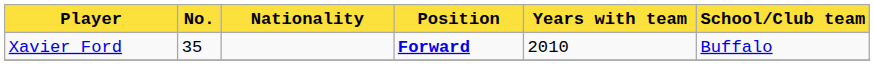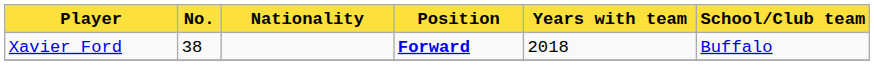(192, 47) 35 -> (192, 47) 38
(548, 47) 2010 -> (548, 47) 2018
